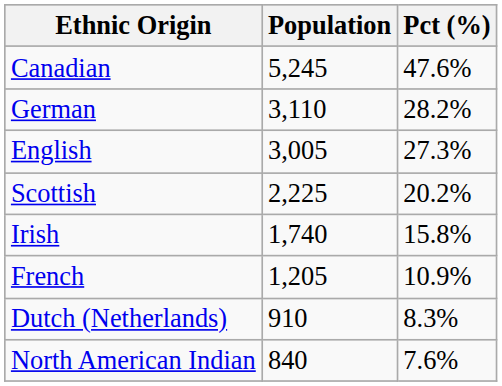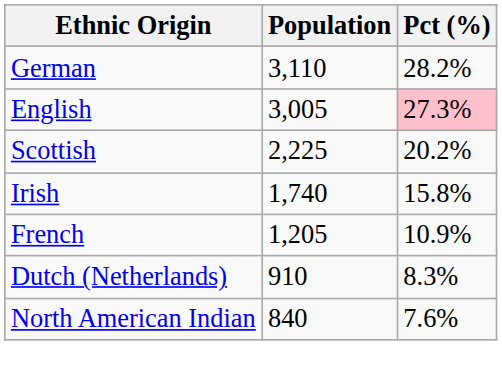- row: (61, 67)
(437, 151) no background -> (437, 109) pink background
